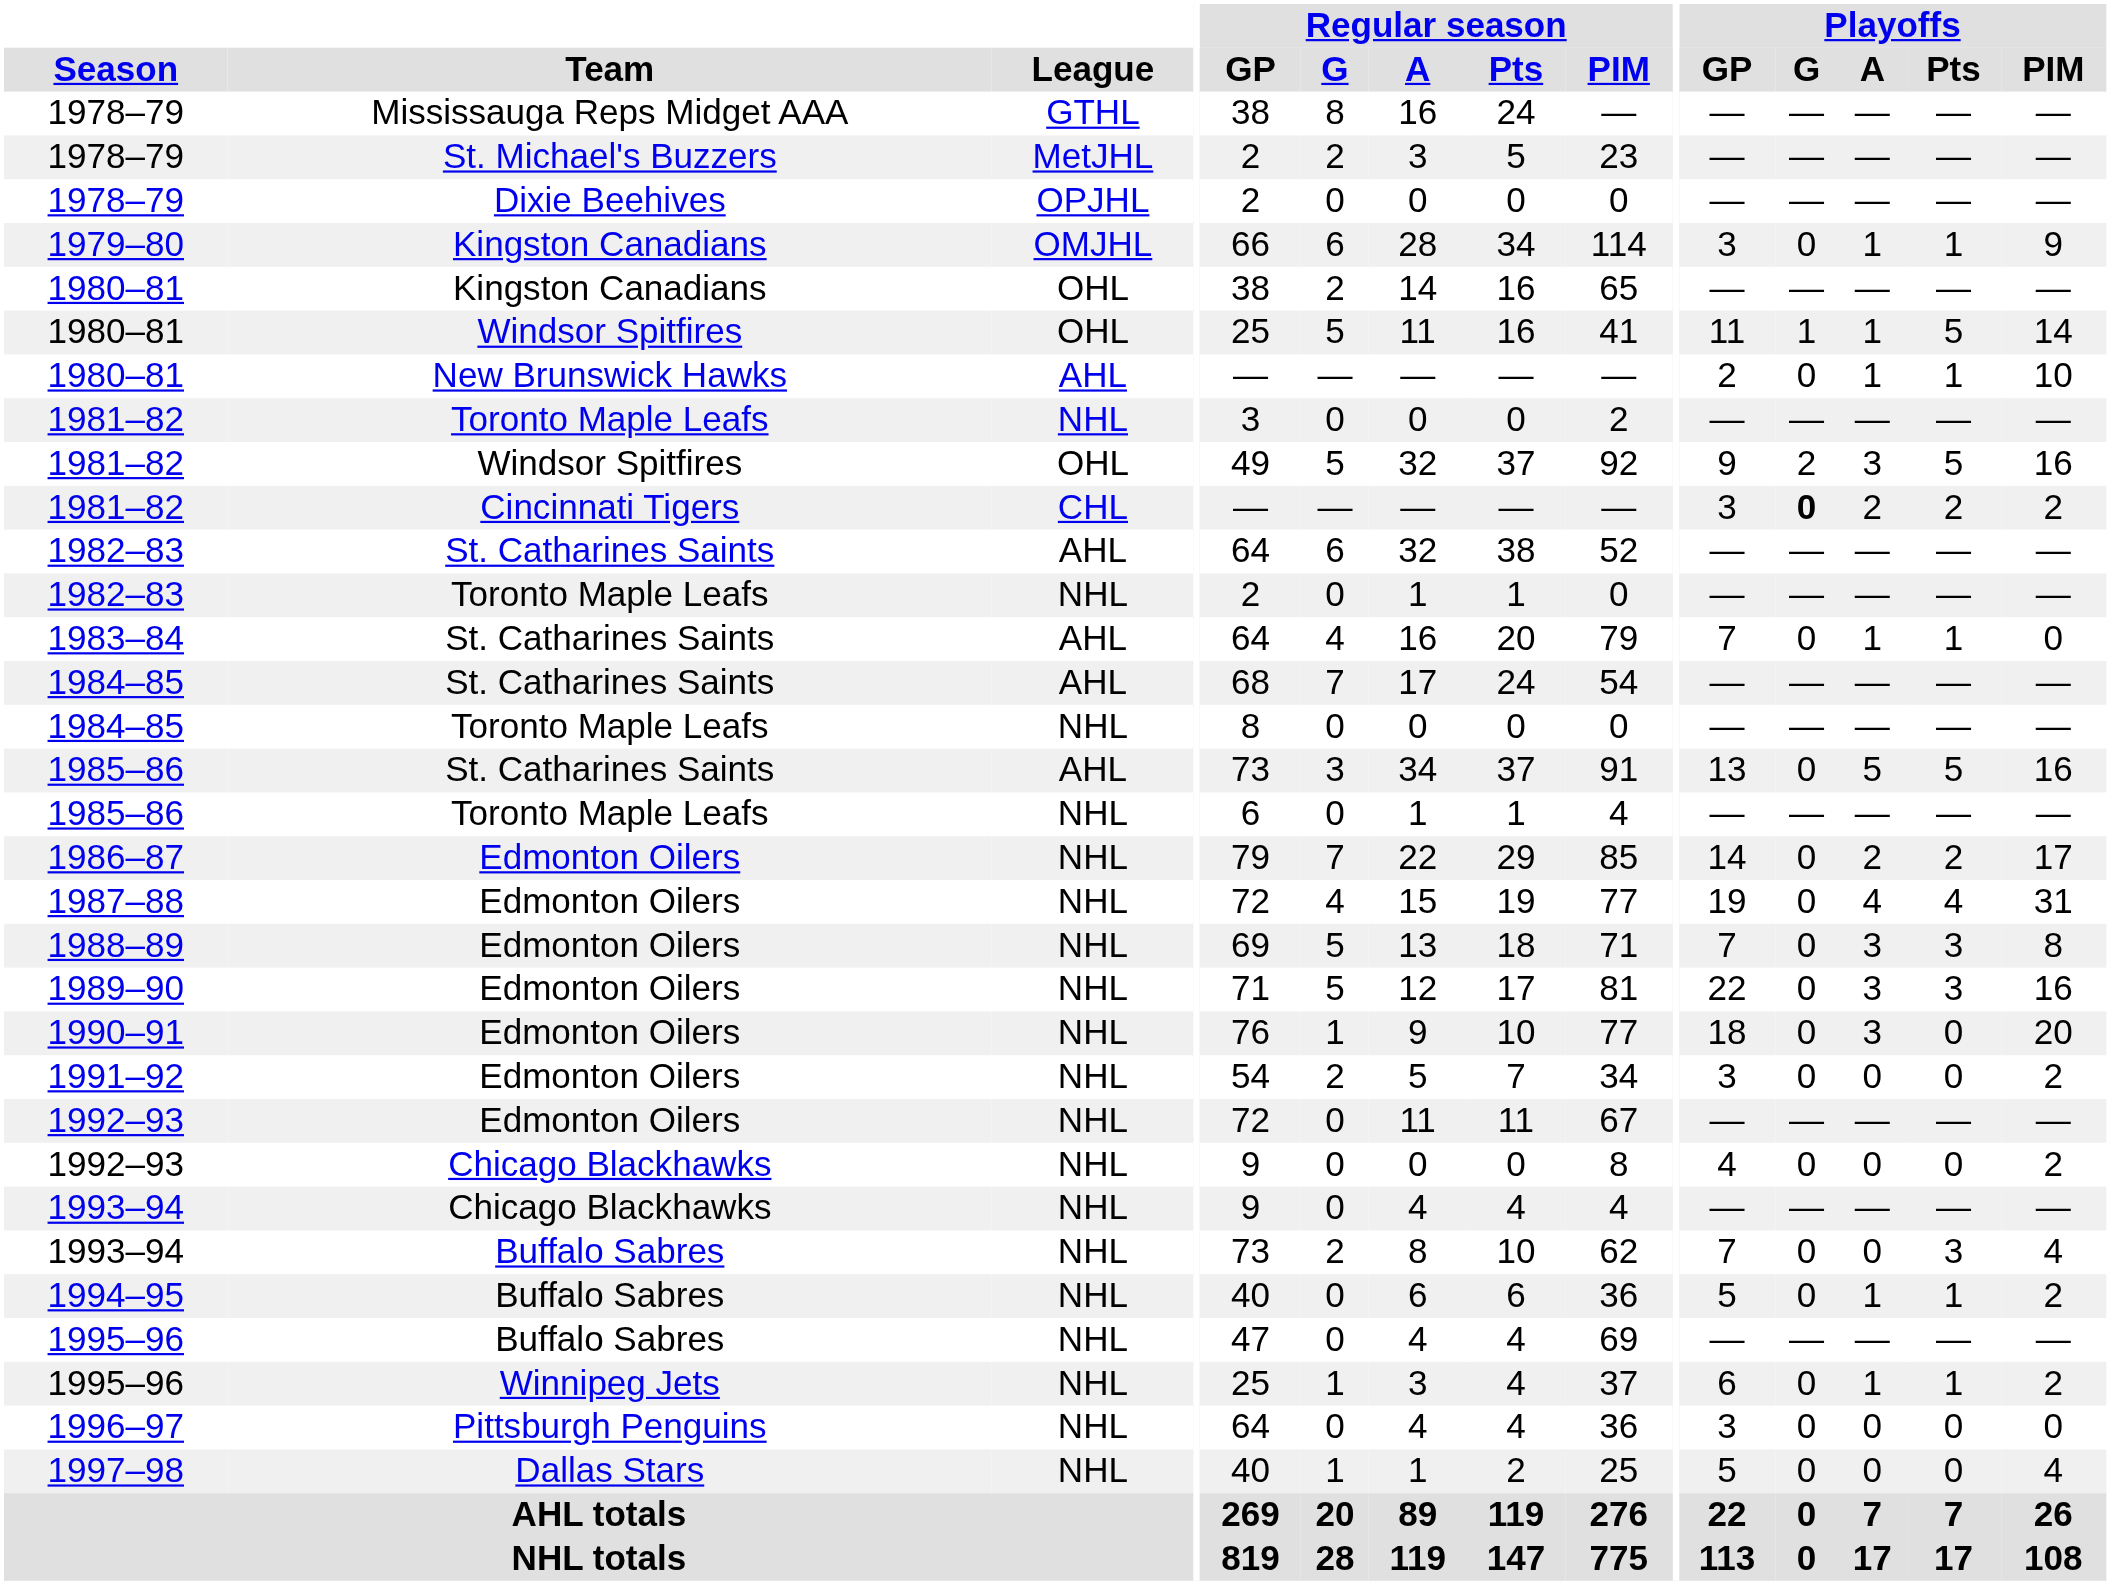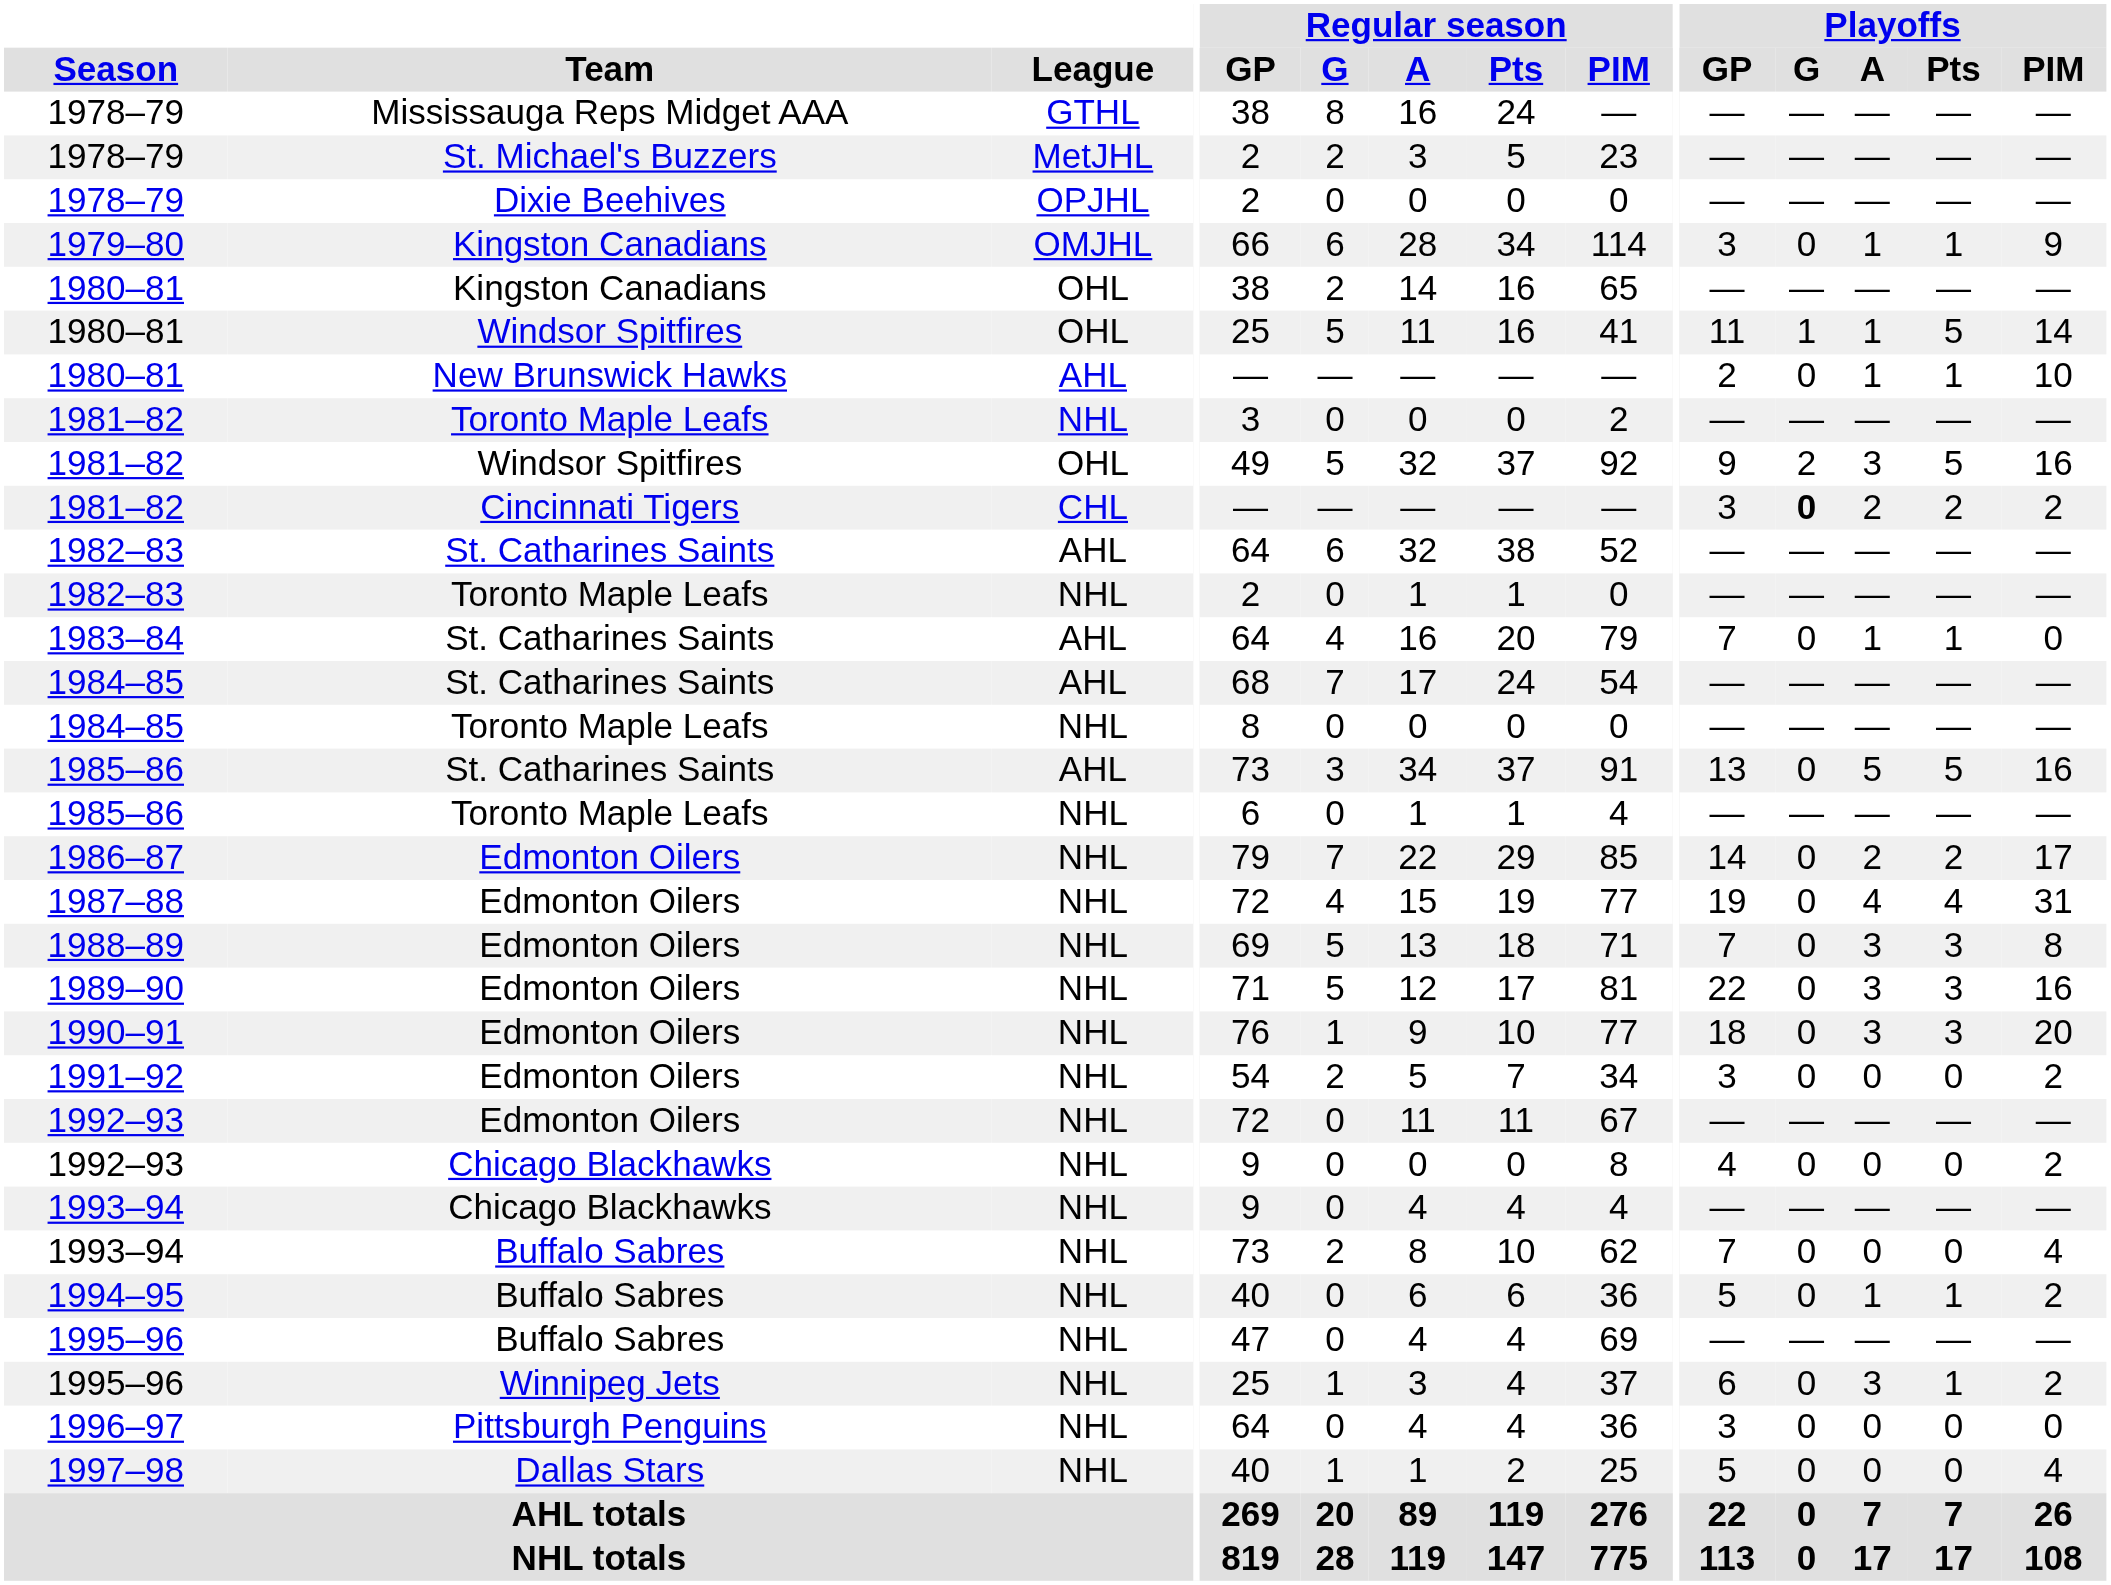(1954, 1032) 0 -> (1954, 1032) 3
(1954, 1251) 3 -> (1954, 1251) 0
(1872, 1383) 1 -> (1872, 1383) 3
